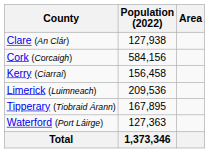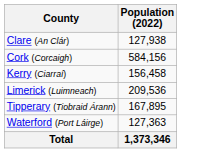- column: (191, 18)
